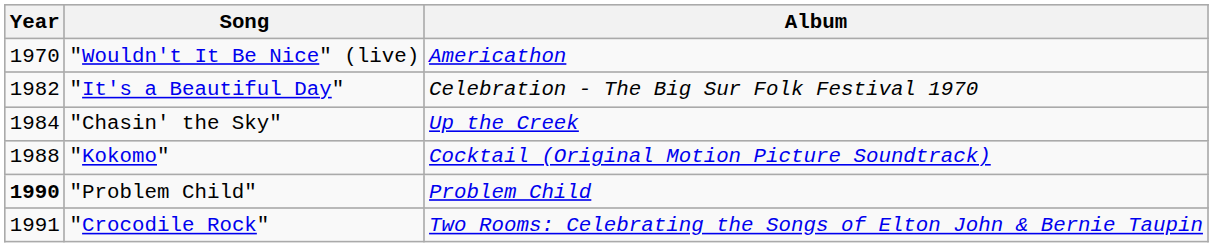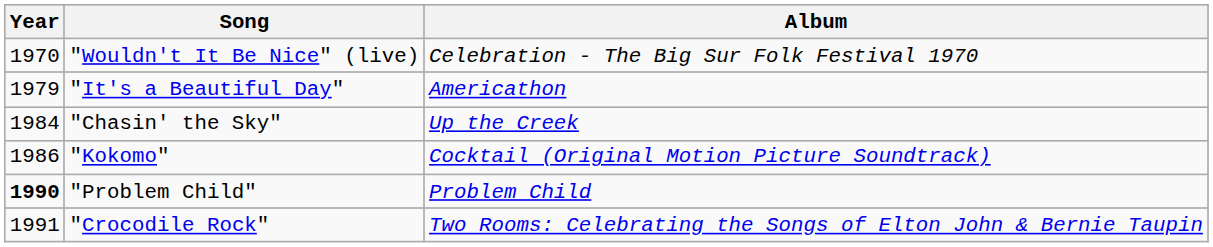(498, 56) Americathon -> (704, 56) Celebration - The Big Sur Folk Festival 1970
(35, 90) 1982 -> (35, 90) 1979
(704, 90) Celebration - The Big Sur Folk Festival 1970 -> (498, 90) Americathon
(35, 157) 1988 -> (35, 157) 1986
